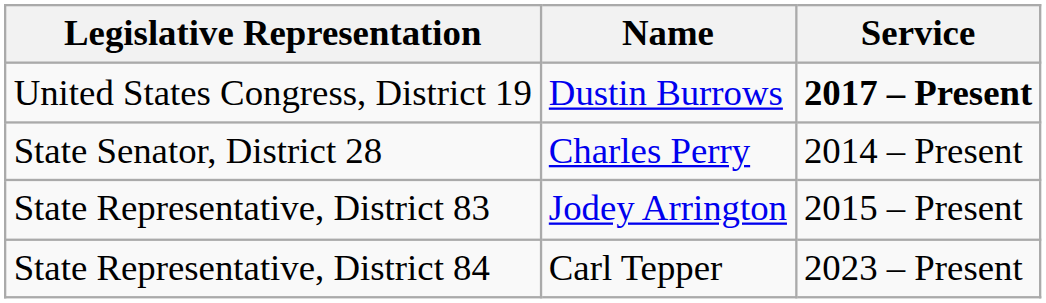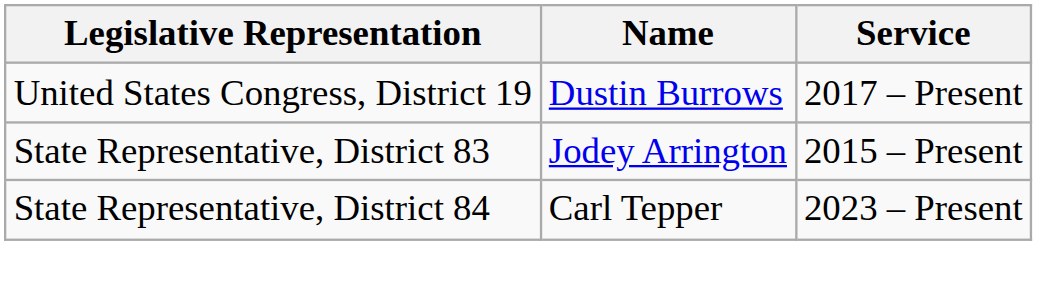(918, 92) bold -> (913, 92) normal
- row: (198, 150)
